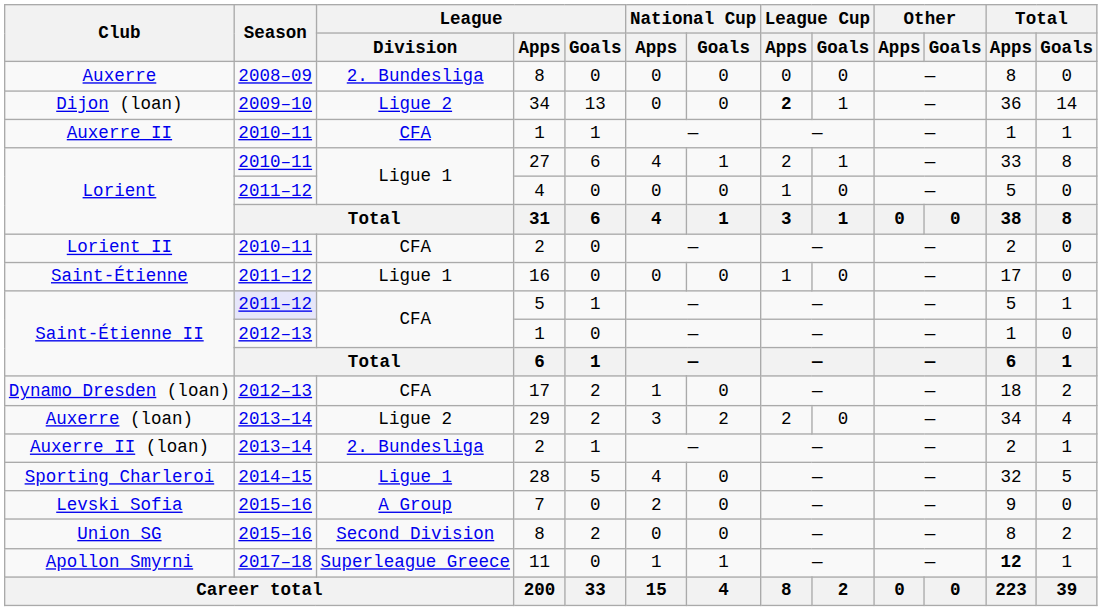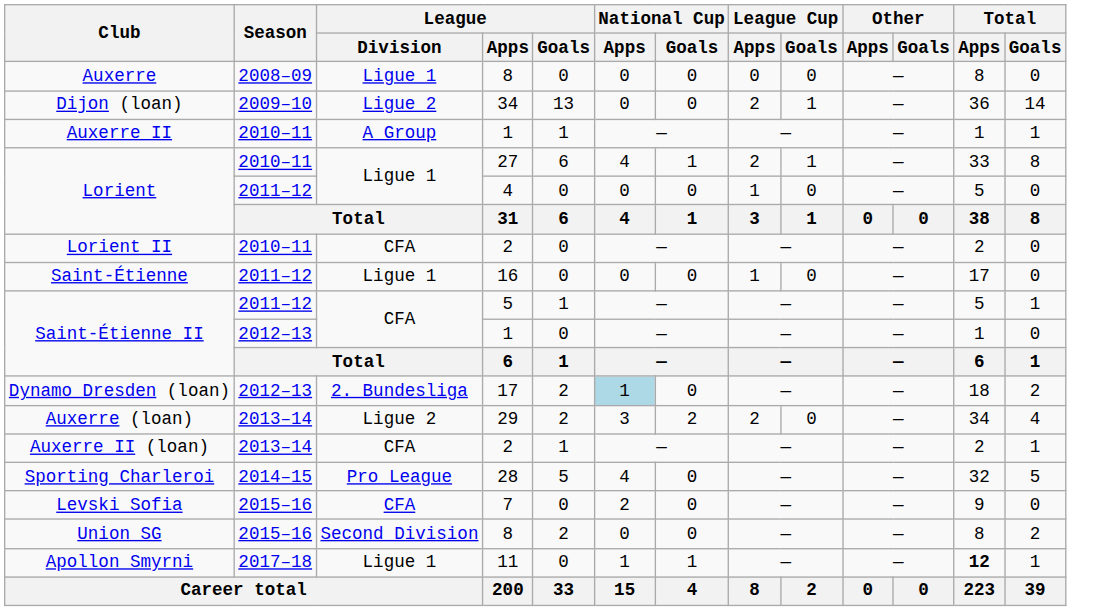(415, 76) 2. Bundesliga -> (399, 76) Ligue 1
(786, 105) bold -> (755, 105) normal
(415, 133) CFA -> (399, 133) A Group
(275, 305) lavender background -> (275, 305) no background
(415, 391) CFA -> (399, 391) 2. Bundesliga
(656, 391) no background -> (625, 391) lightblue background
(415, 448) 2. Bundesliga -> (399, 448) CFA
(415, 477) Ligue 1 -> (399, 477) Pro League
(415, 505) A Group -> (399, 505) CFA
(415, 562) Superleague Greece -> (399, 562) Ligue 1
